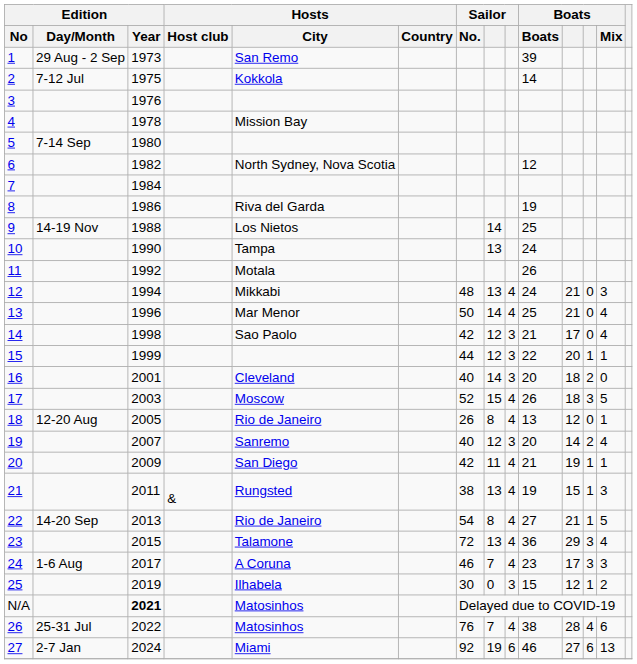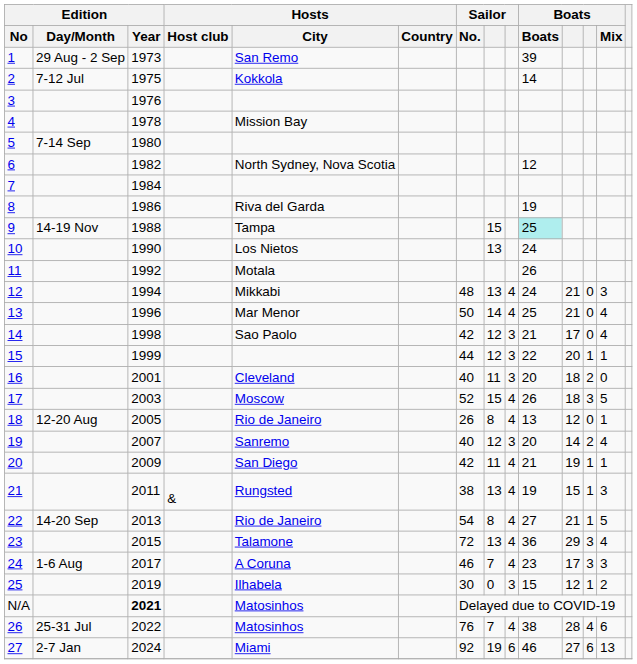(266, 228) Los Nietos -> (255, 228) Tampa
(494, 228) 14 -> (494, 228) 15
(529, 228) no background -> (529, 228) paleturquoise background
(255, 249) Tampa -> (266, 249) Los Nietos
(494, 377) 14 -> (494, 377) 11
